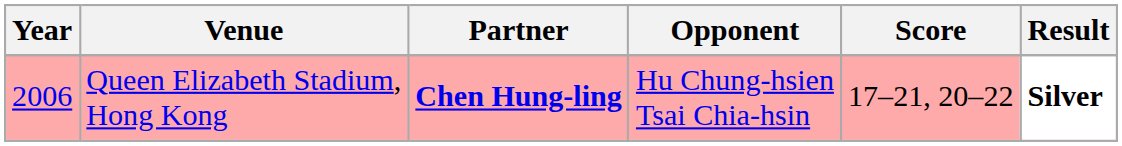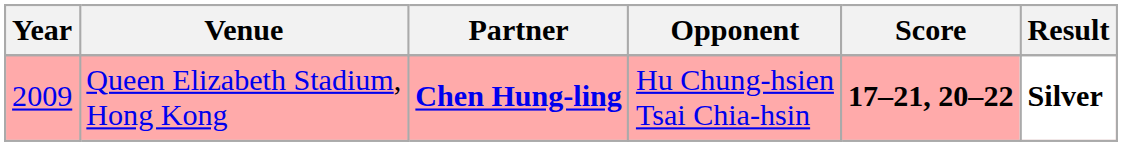(42, 97) 2006 -> (42, 97) 2009
(931, 97) normal -> (931, 97) bold
